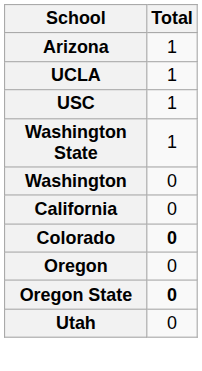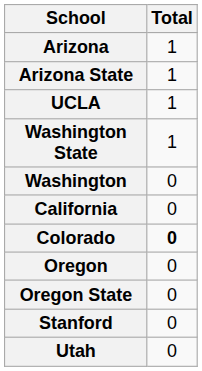+ row: (76, 75)
- row: (76, 103)
(172, 294) bold -> (172, 294) normal
+ row: (76, 323)
